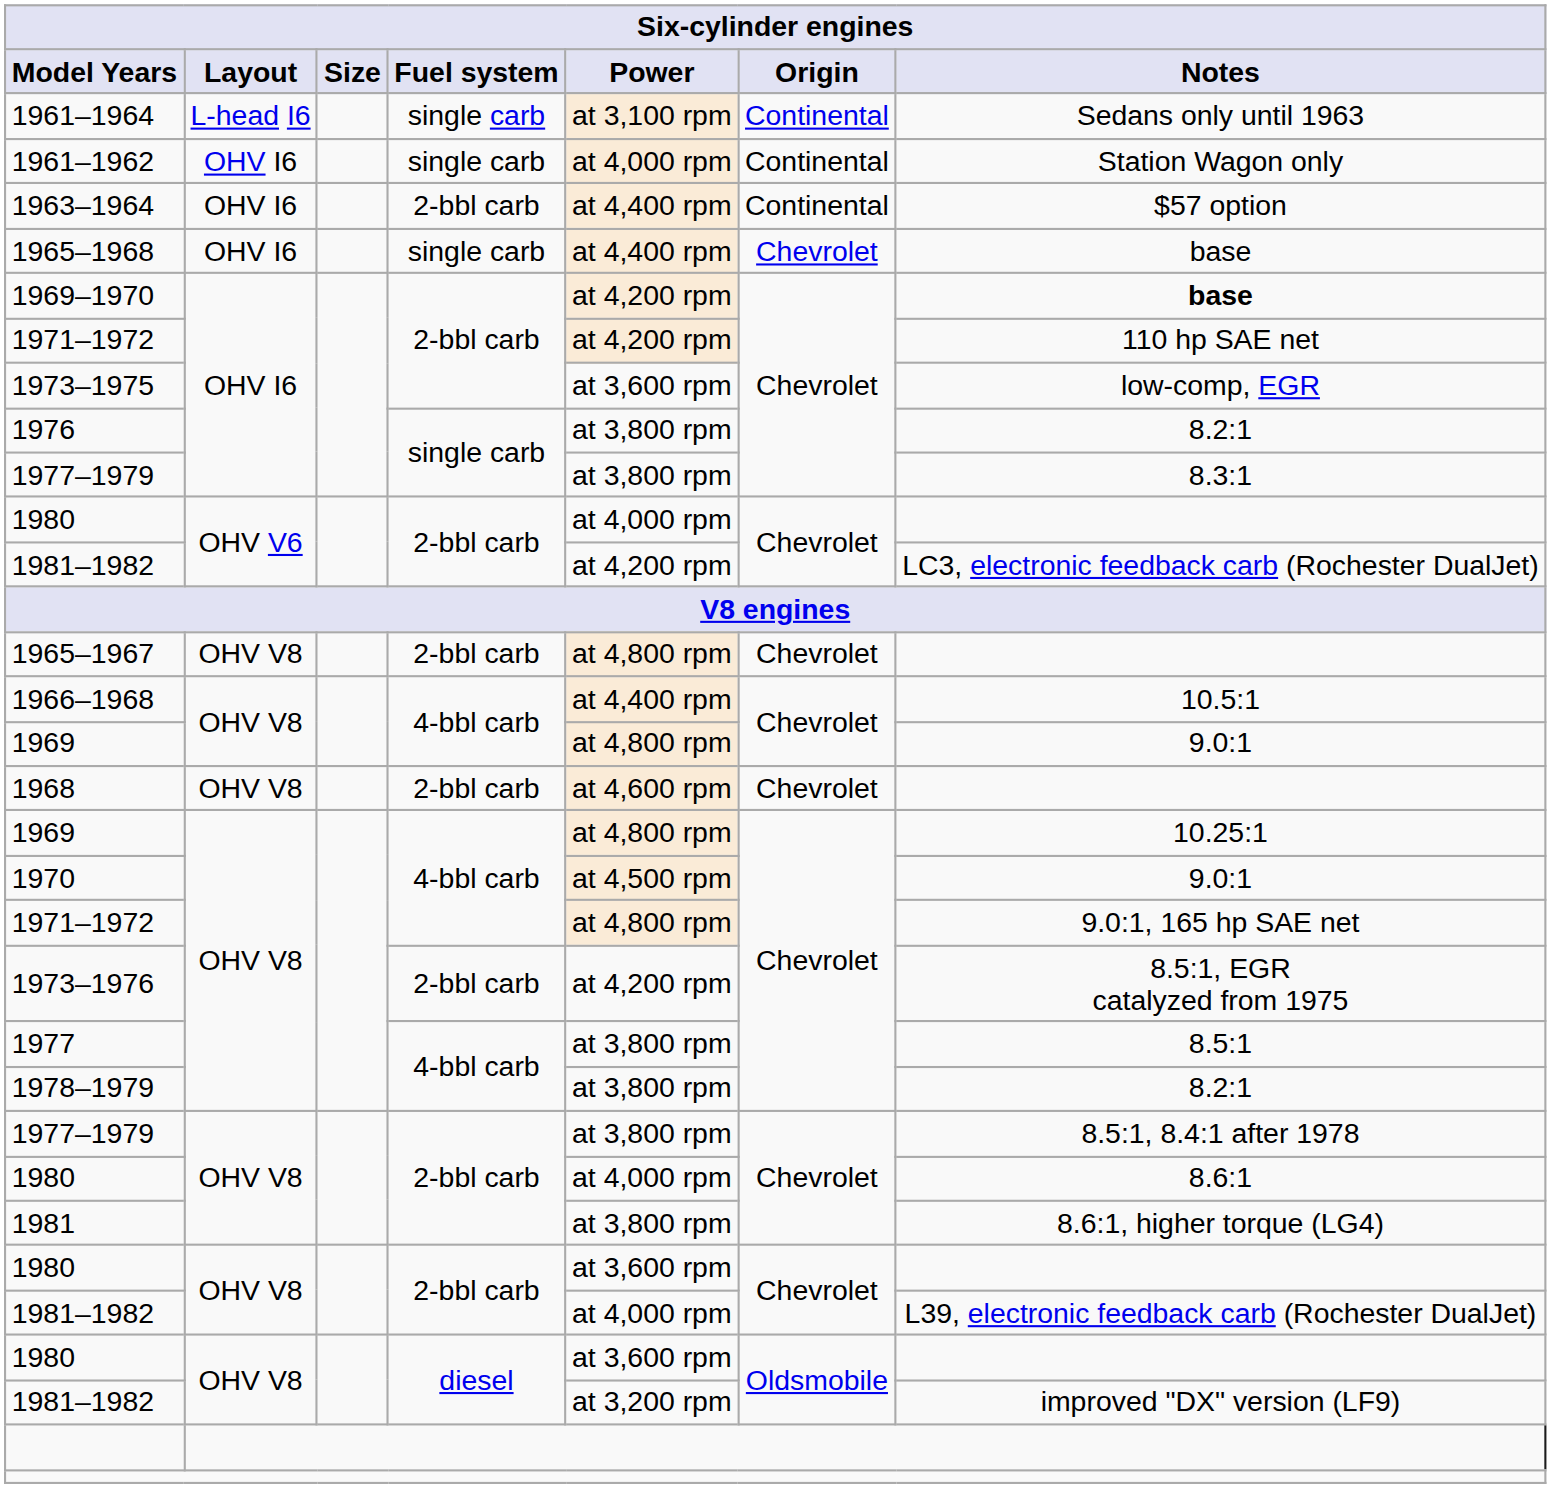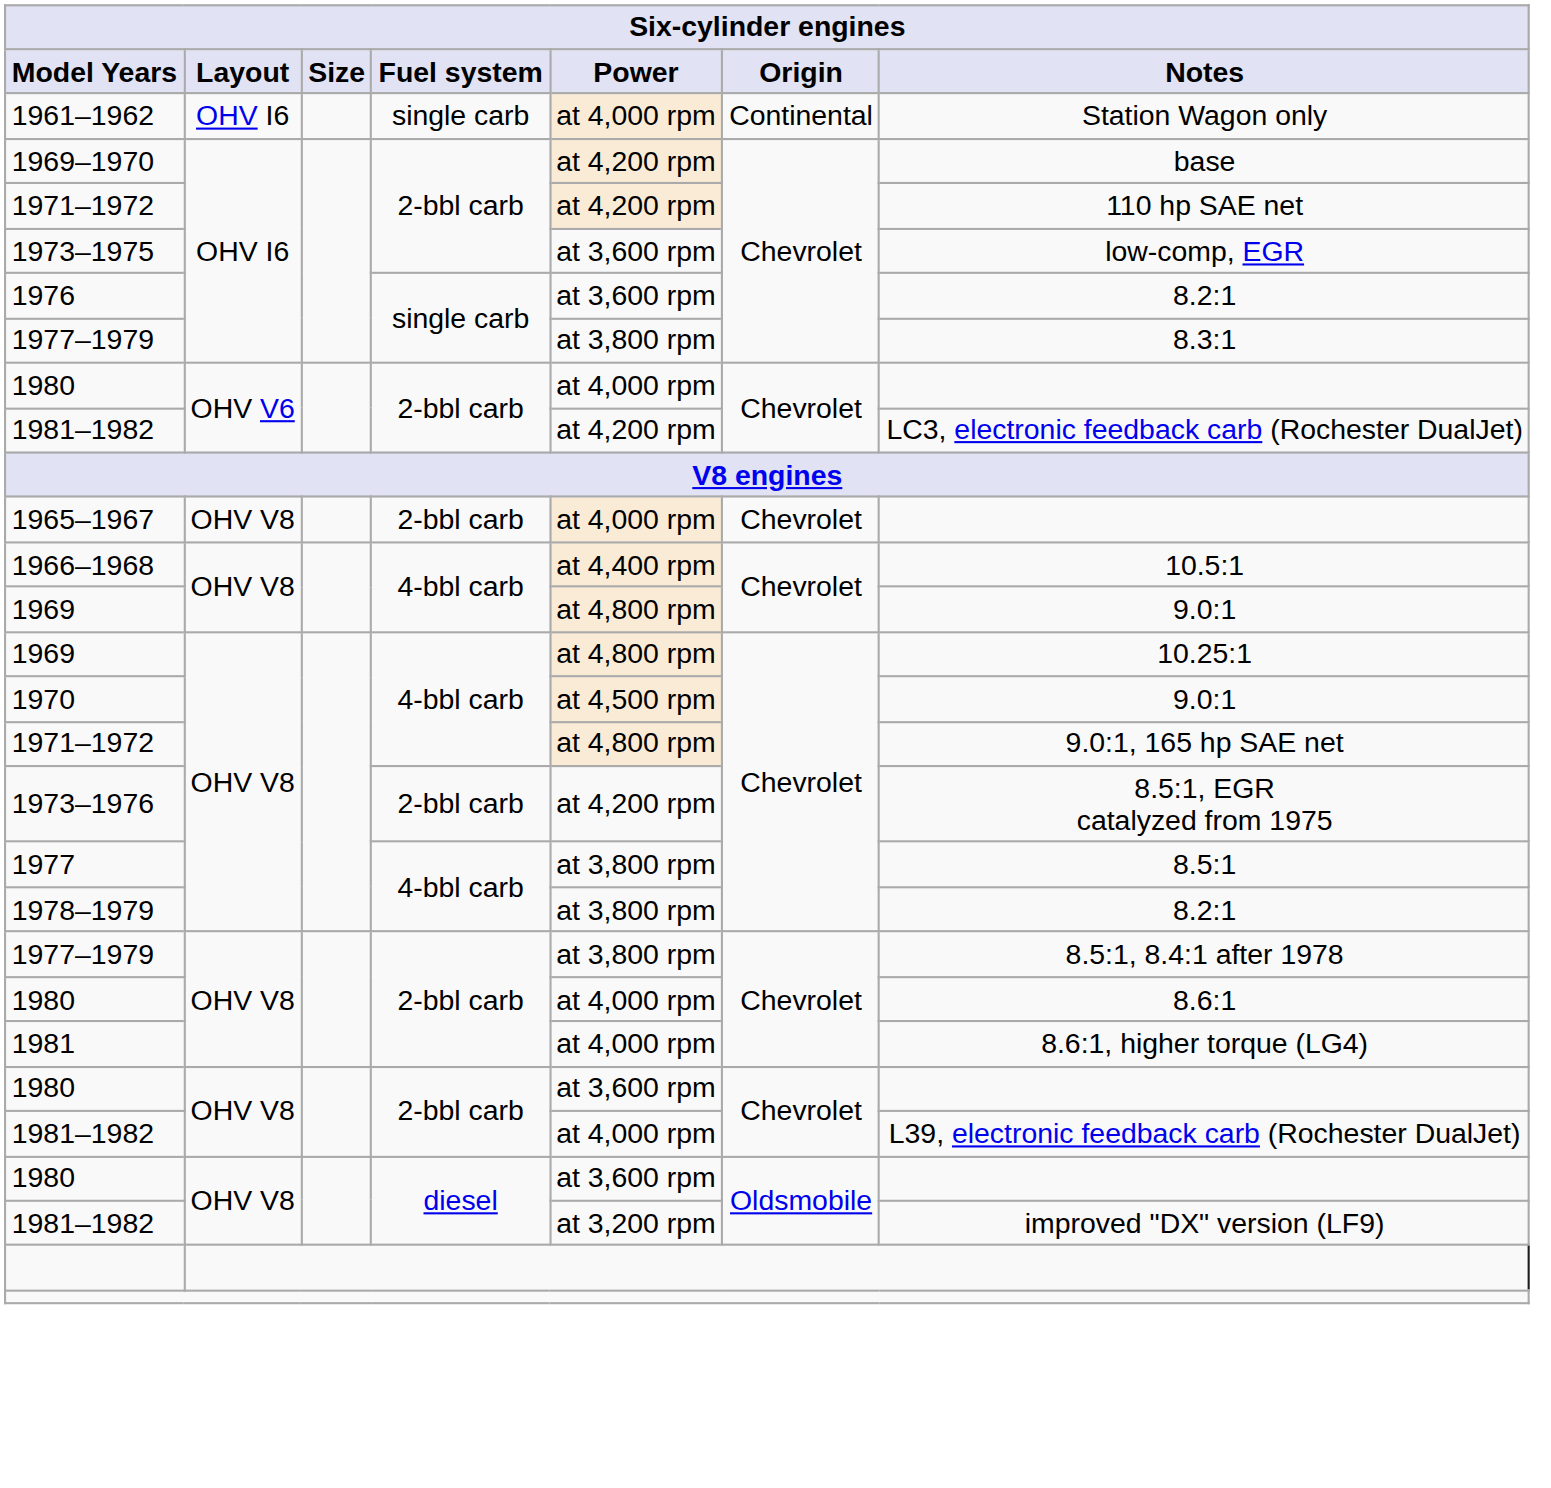- row: (83, 116)
- row: (83, 206)
- row: (83, 251)
(1220, 296) bold -> (1205, 161) normal
(652, 430) at 3,800 rpm -> (636, 296) at 3,600 rpm
(652, 654) at 4,800 rpm -> (636, 520) at 4,000 rpm
- row: (43, 789)
(652, 1223) at 3,800 rpm -> (636, 1044) at 4,000 rpm
